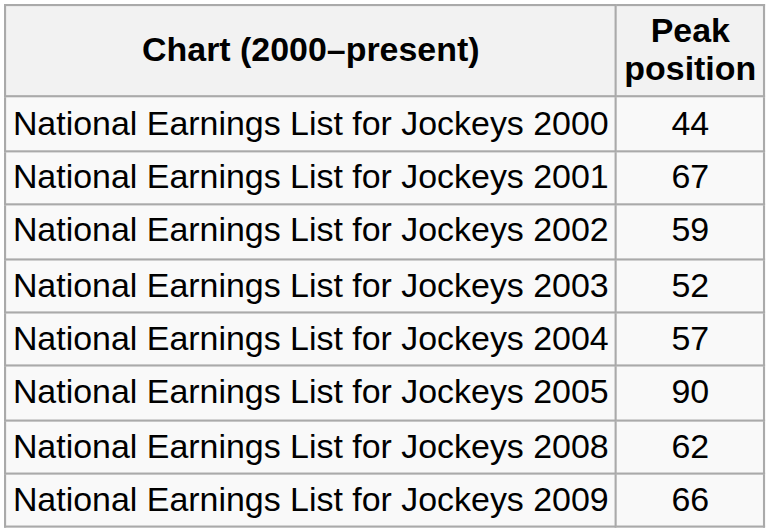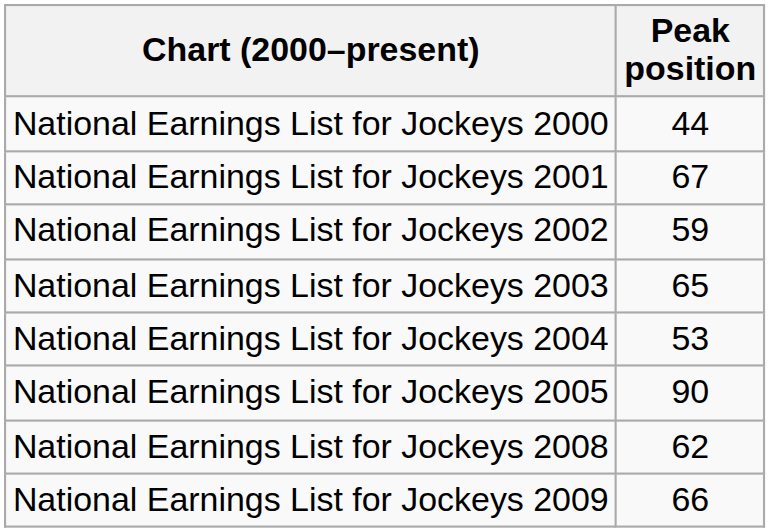(690, 284) 52 -> (690, 284) 65
(690, 338) 57 -> (690, 338) 53
